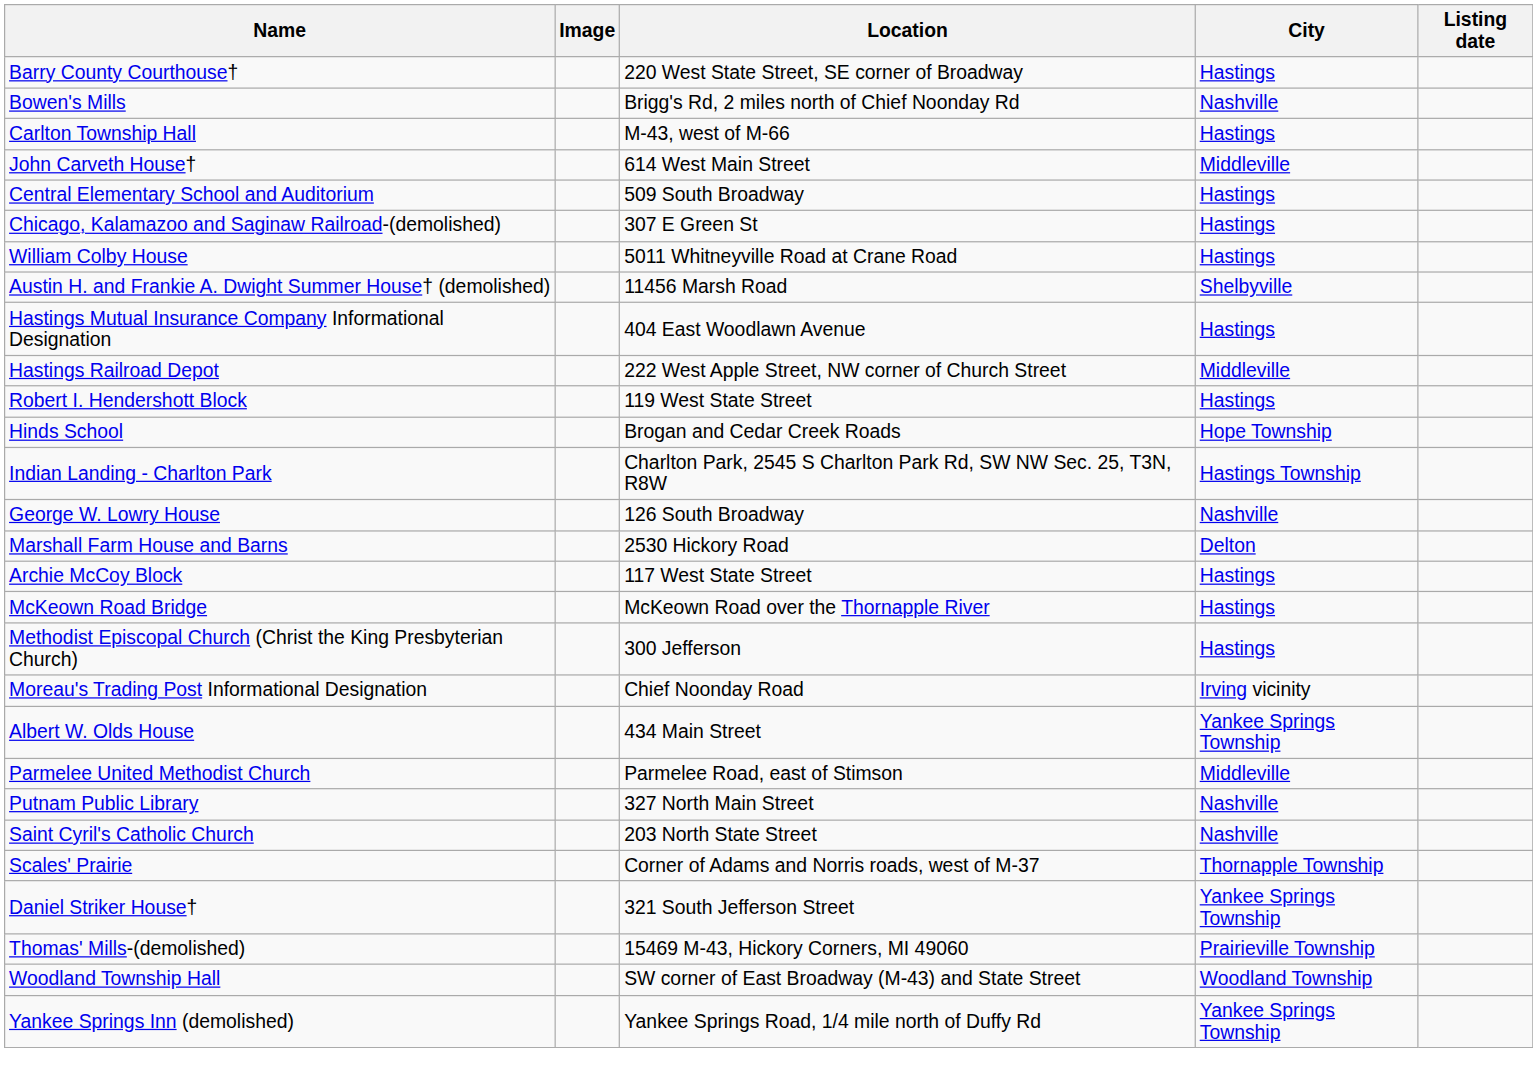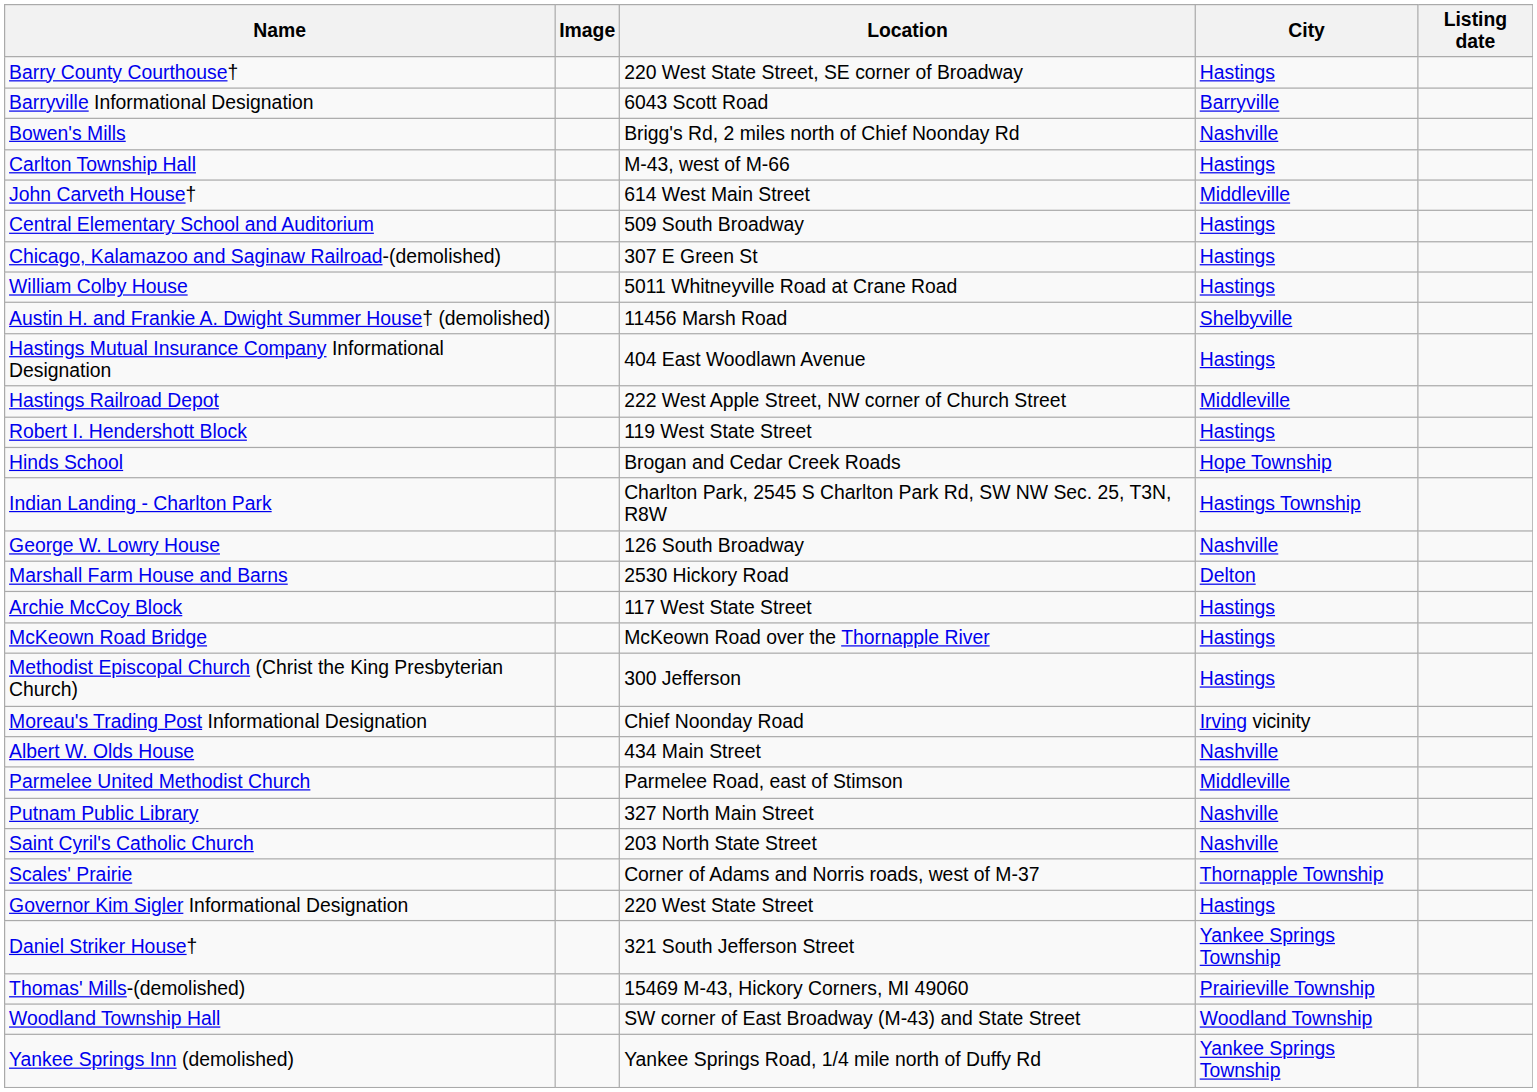+ row: (161, 103)
(1267, 731) Yankee Springs Township -> (1239, 751) Nashville
+ row: (209, 905)
